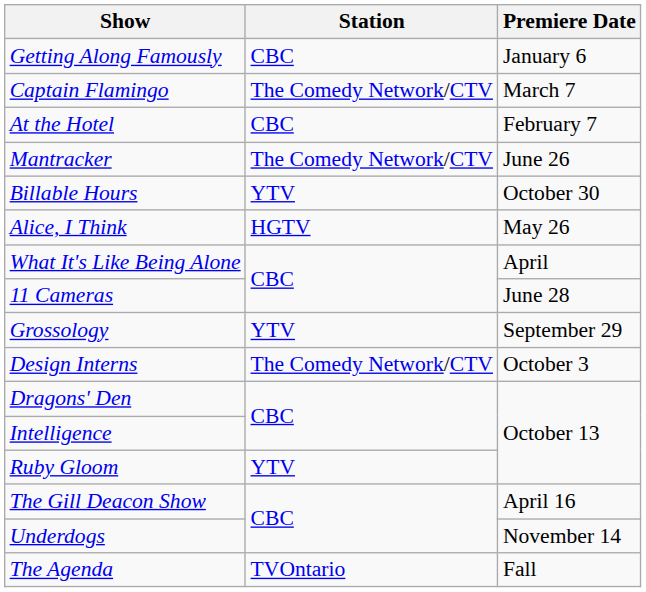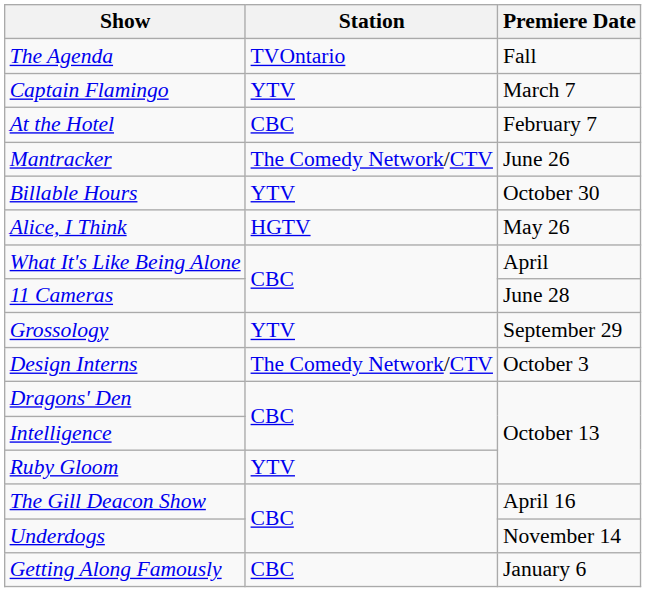rows swapped: (116, 55) <-> (61, 569)
(372, 90) The Comedy Network/CTV -> (273, 90) YTV
